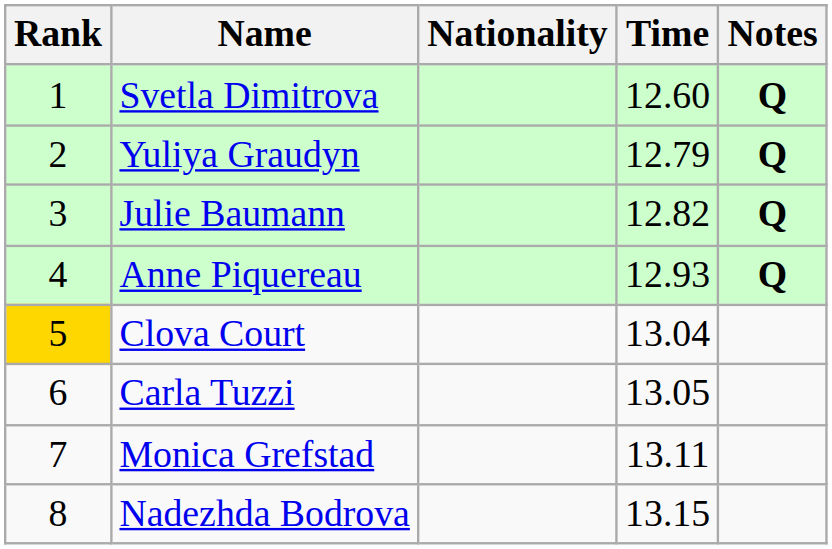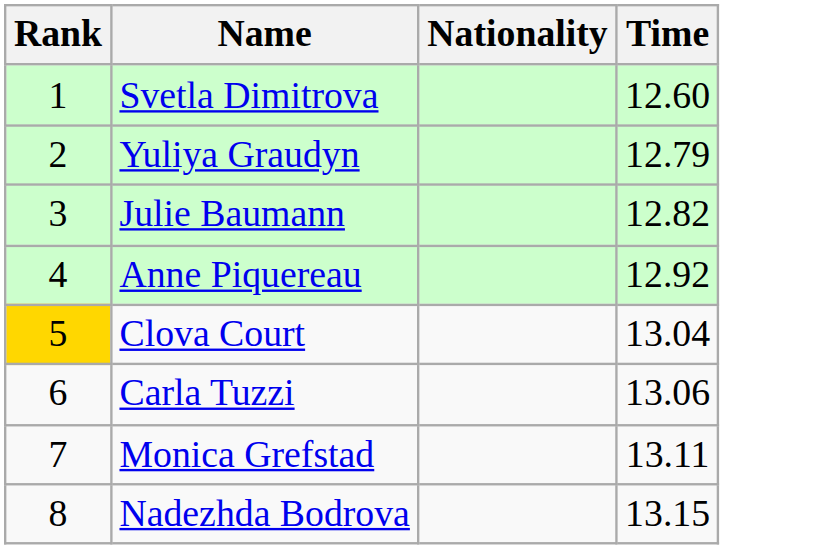- column: (773, 34)
(668, 273) 12.93 -> (668, 273) 12.92
(668, 393) 13.05 -> (668, 393) 13.06
